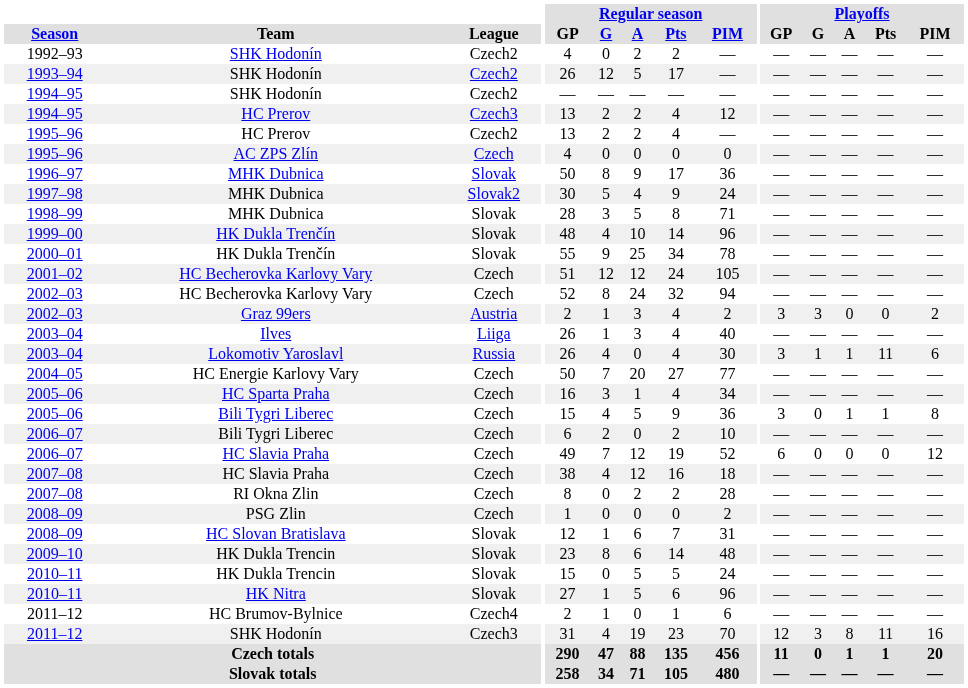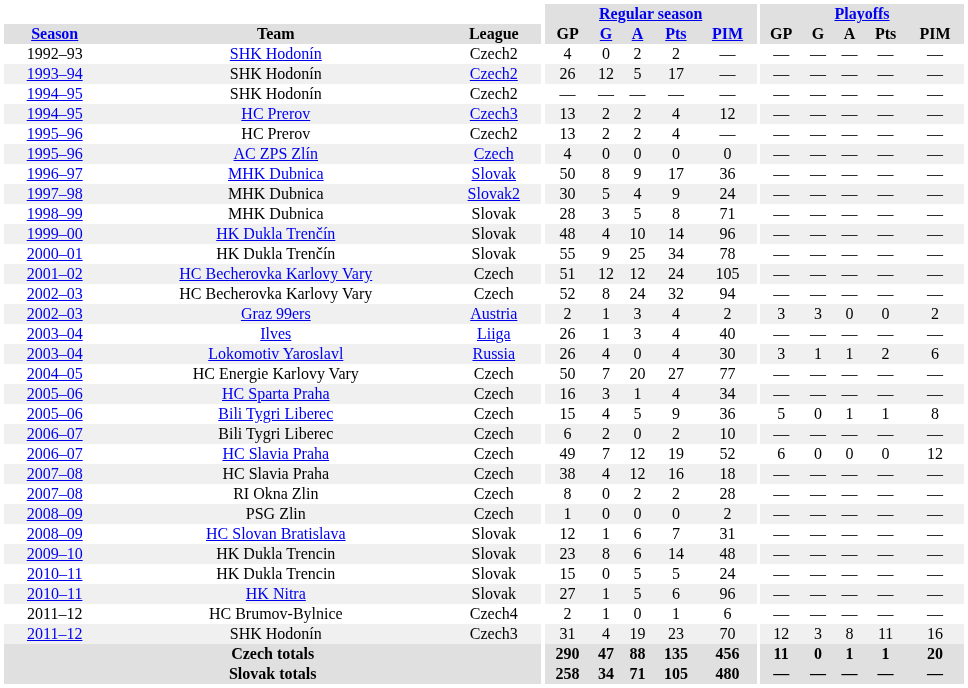(886, 354) 11 -> (886, 354) 2
(781, 414) 3 -> (781, 414) 5
